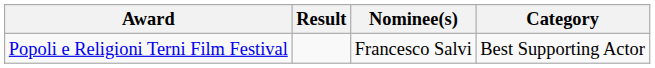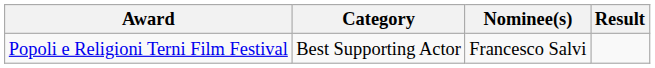columns swapped: (563, 19) <-> (321, 19)
